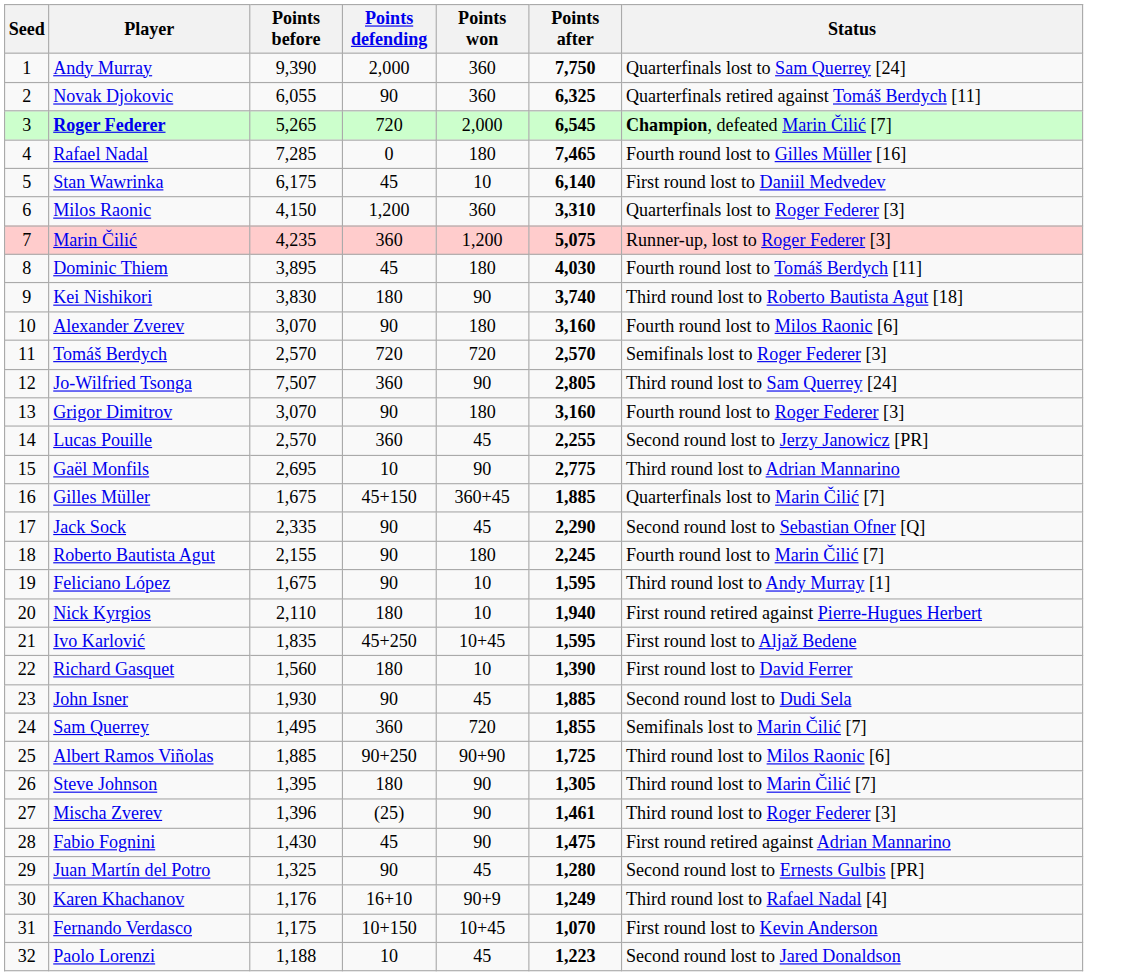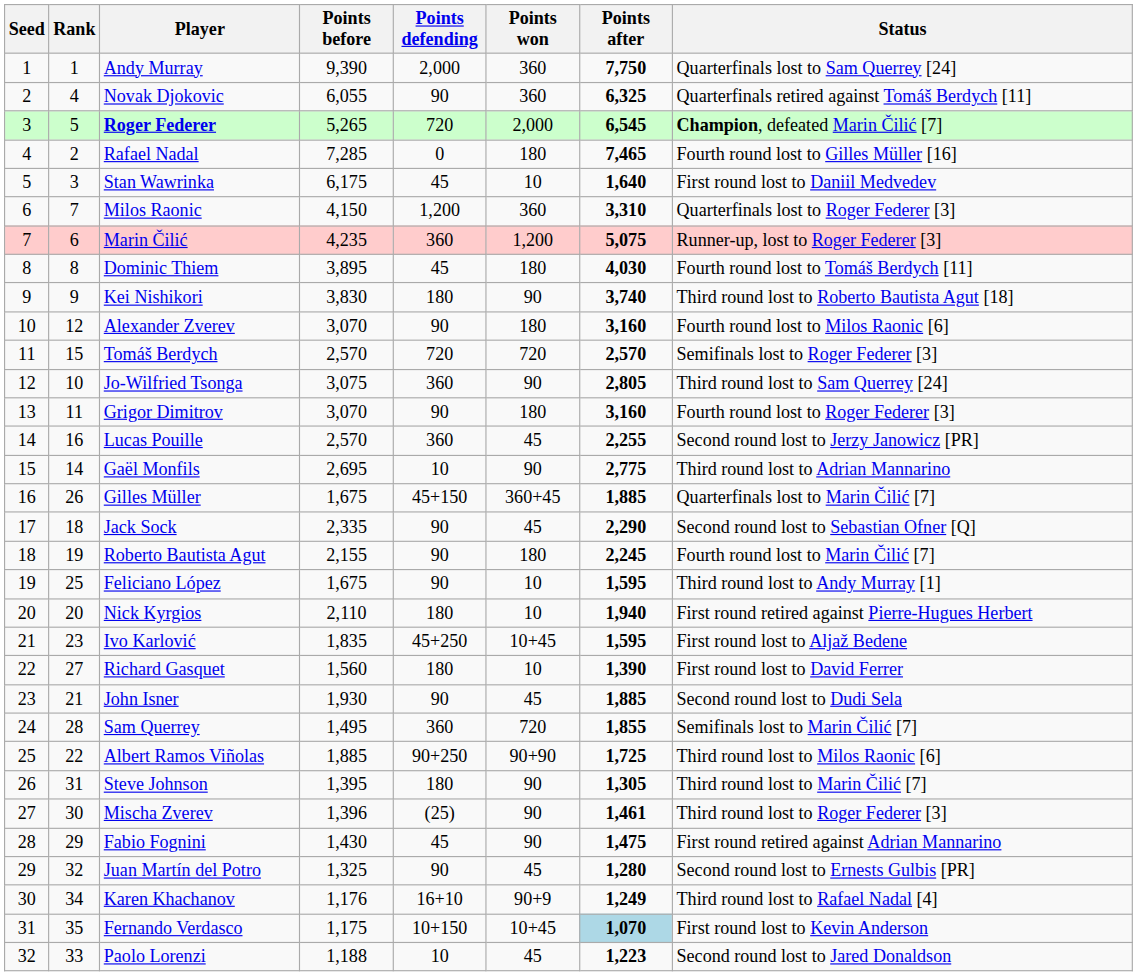+ column: (74, 29)
(575, 182) 6,140 -> (626, 182) 1,640
(296, 383) 7,507 -> (347, 383) 3,075
(575, 928) no background -> (626, 928) lightblue background
